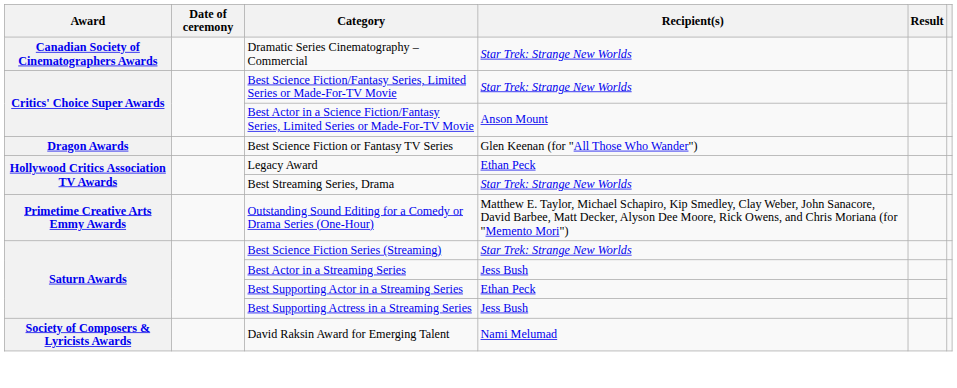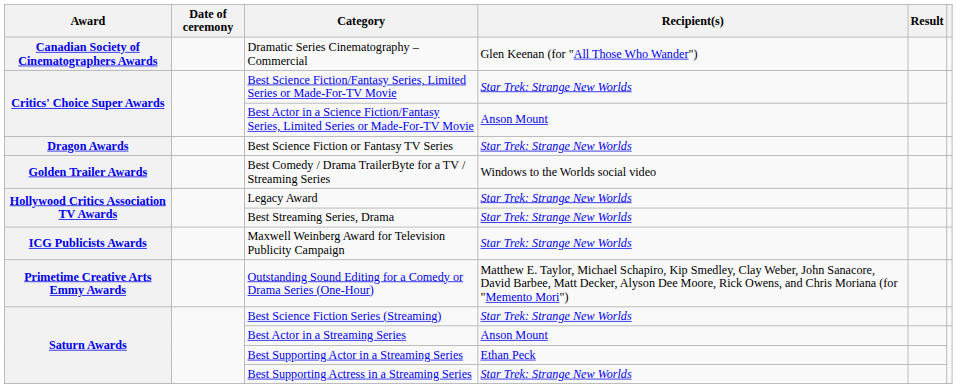(556, 53) Star Trek: Strange New Worlds -> (589, 53) Glen Keenan (for "All Those Who Wander")
(589, 146) Glen Keenan (for "All Those Who Wander") -> (556, 146) Star Trek: Strange New Worlds
+ row: (356, 172)
(508, 165) Ethan Peck -> (556, 198) Star Trek: Strange New Worlds
+ row: (346, 243)
(504, 269) Jess Bush -> (514, 335) Anson Mount
(504, 308) Jess Bush -> (556, 374) Star Trek: Strange New Worlds
- row: (348, 334)
